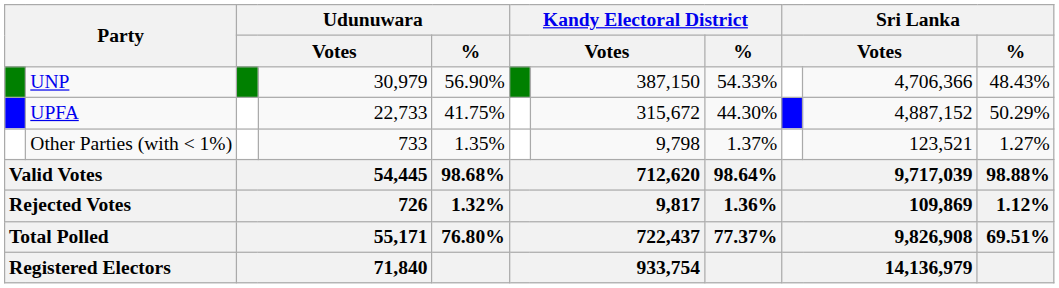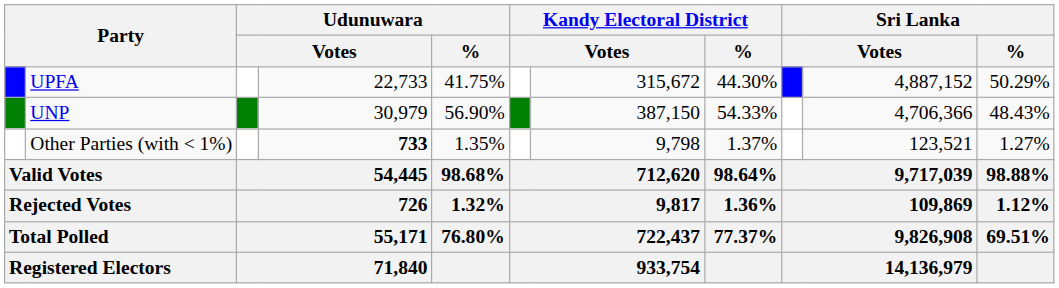rows swapped: (50, 81) <-> (55, 112)
(413, 143) normal -> (413, 143) bold
